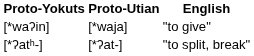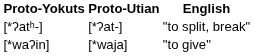rows swapped: (26, 26) <-> (23, 45)
